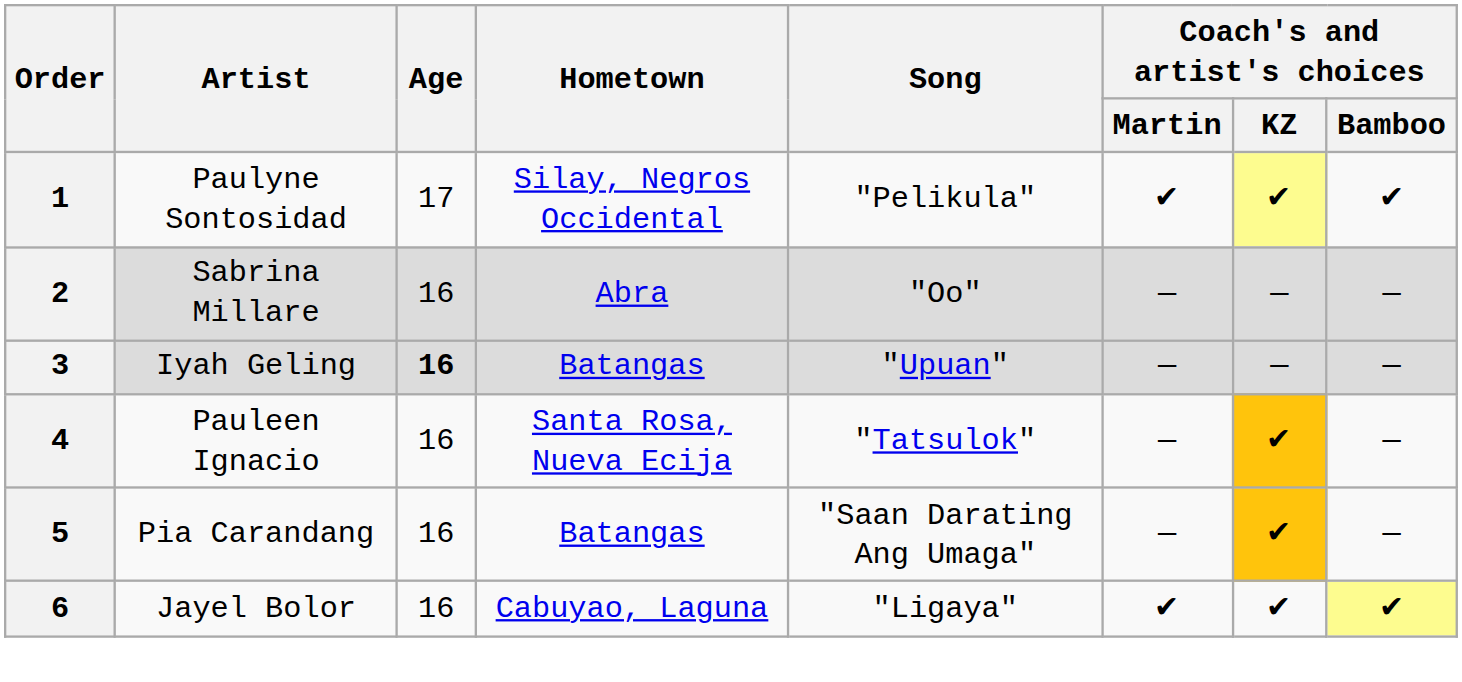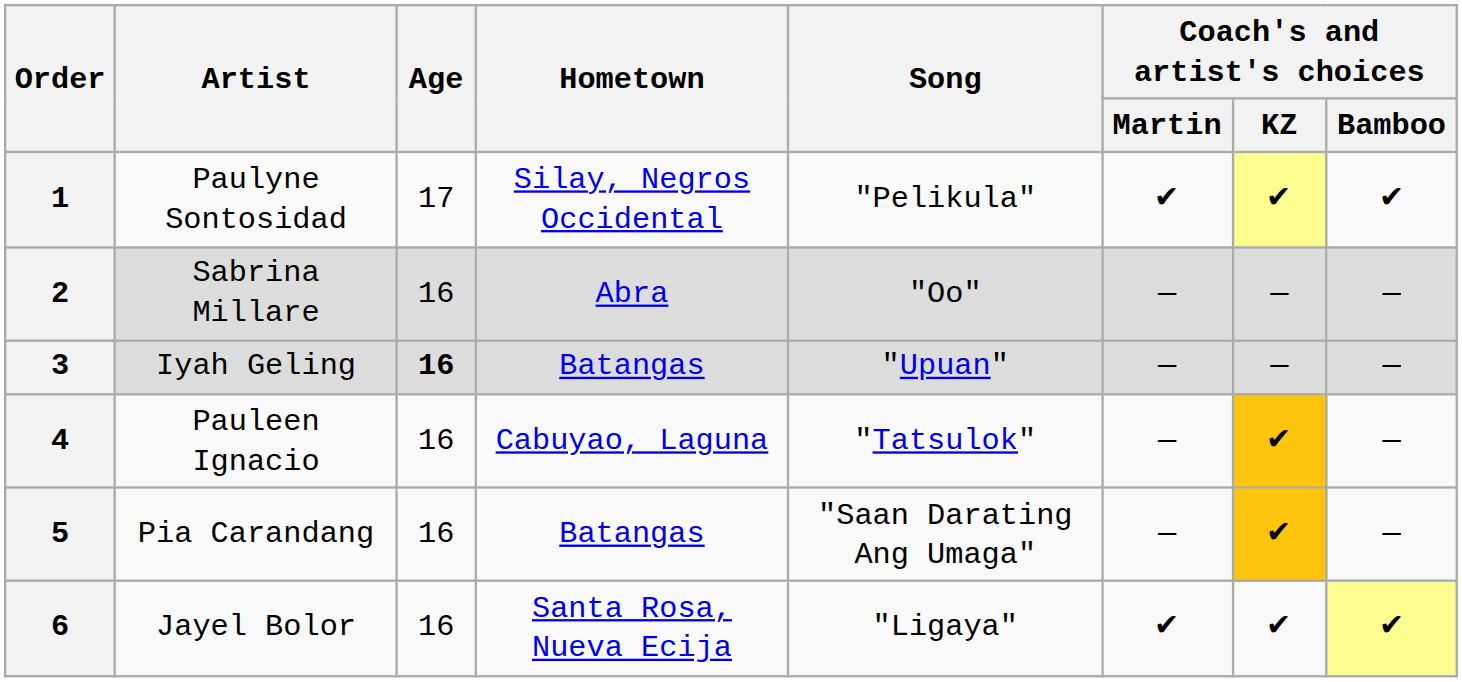(632, 441) Santa Rosa, Nueva Ecija -> (632, 441) Cabuyao, Laguna
(632, 608) Cabuyao, Laguna -> (632, 628) Santa Rosa, Nueva Ecija
